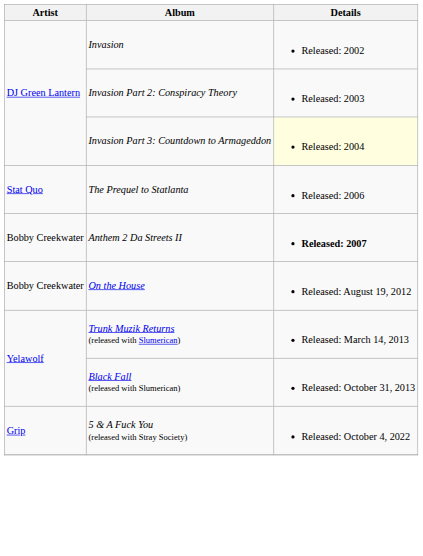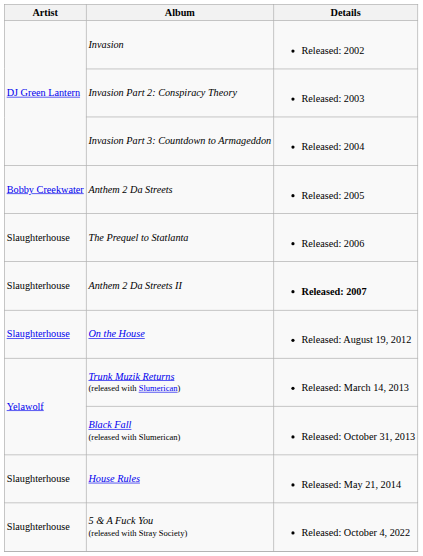(346, 147) lightyellow background -> (346, 147) no background
+ row: (131, 189)
(25, 189) Stat Quo -> (38, 237) Slaughterhouse
(45, 237) Bobby Creekwater -> (38, 286) Slaughterhouse
(45, 286) Bobby Creekwater -> (38, 334) Slaughterhouse
+ row: (114, 479)
(16, 430) Grip -> (38, 527) Slaughterhouse
